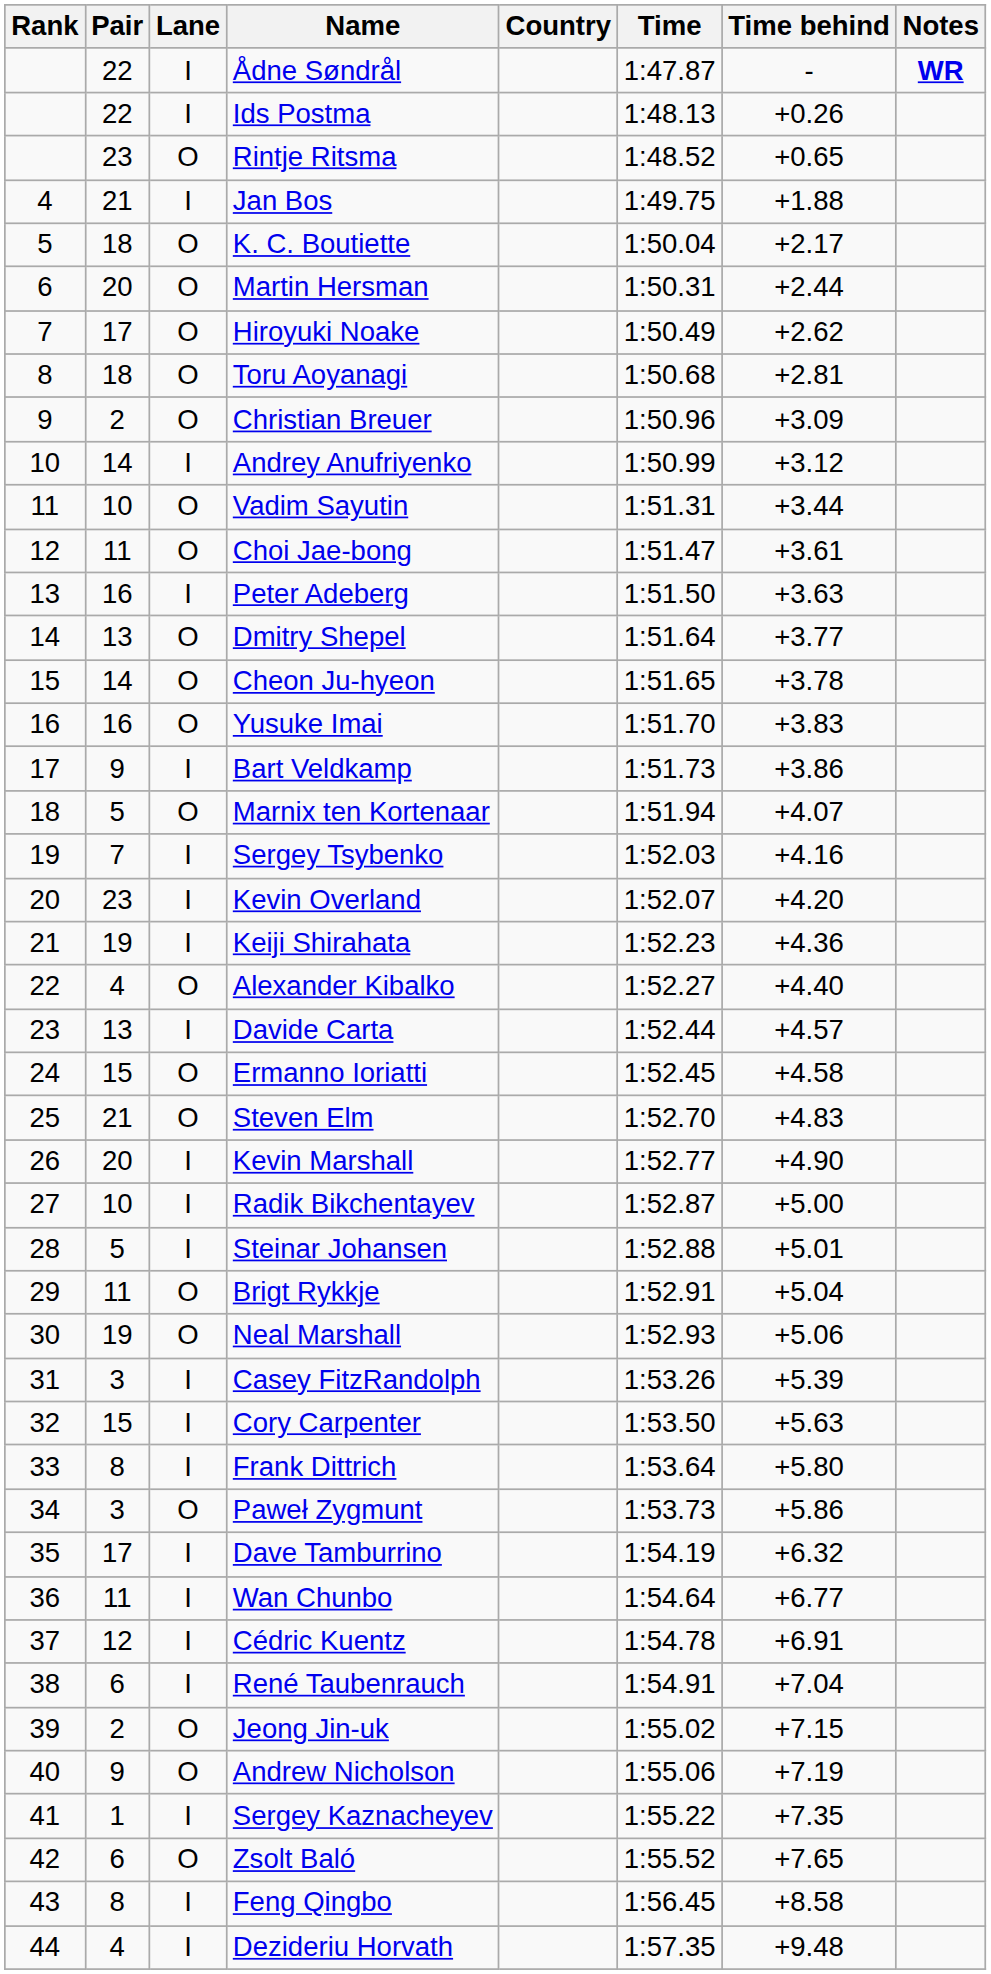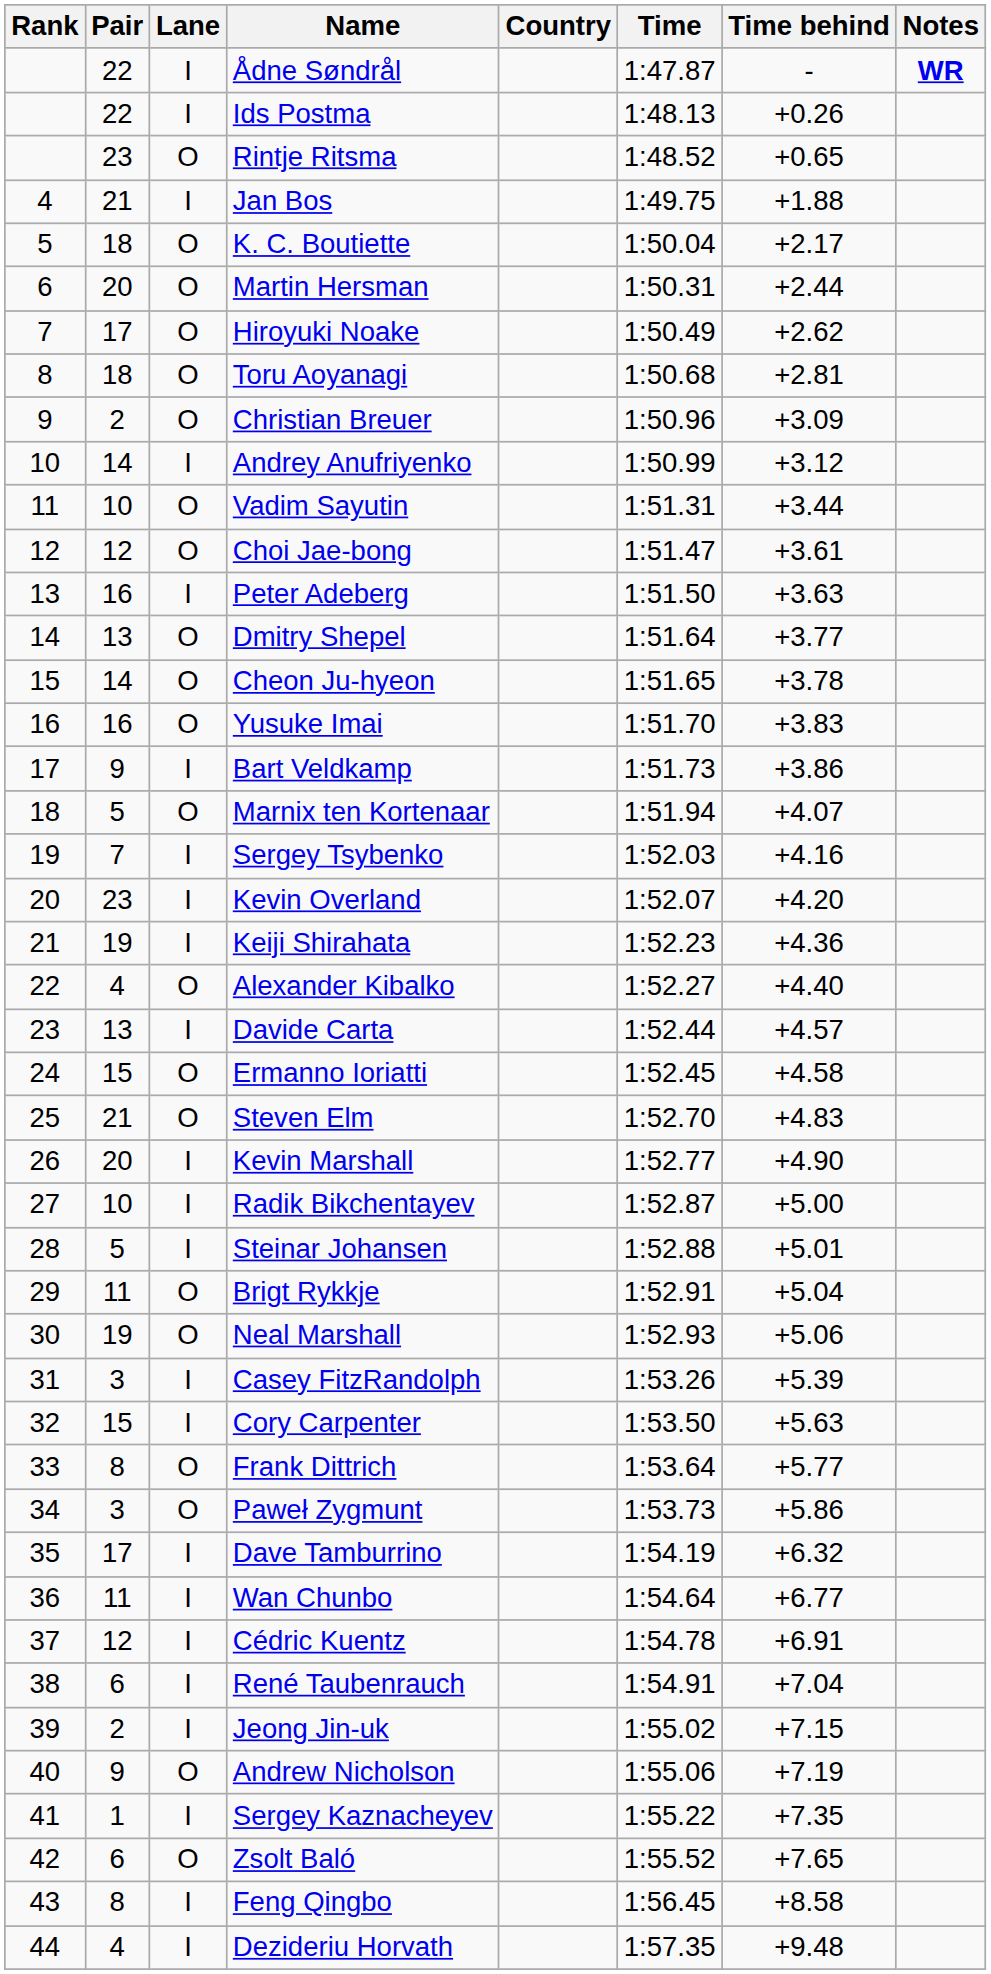(117, 550) 11 -> (117, 550) 12
(188, 1466) I -> (188, 1466) O
(809, 1466) +5.80 -> (809, 1466) +5.77
(188, 1728) O -> (188, 1728) I
